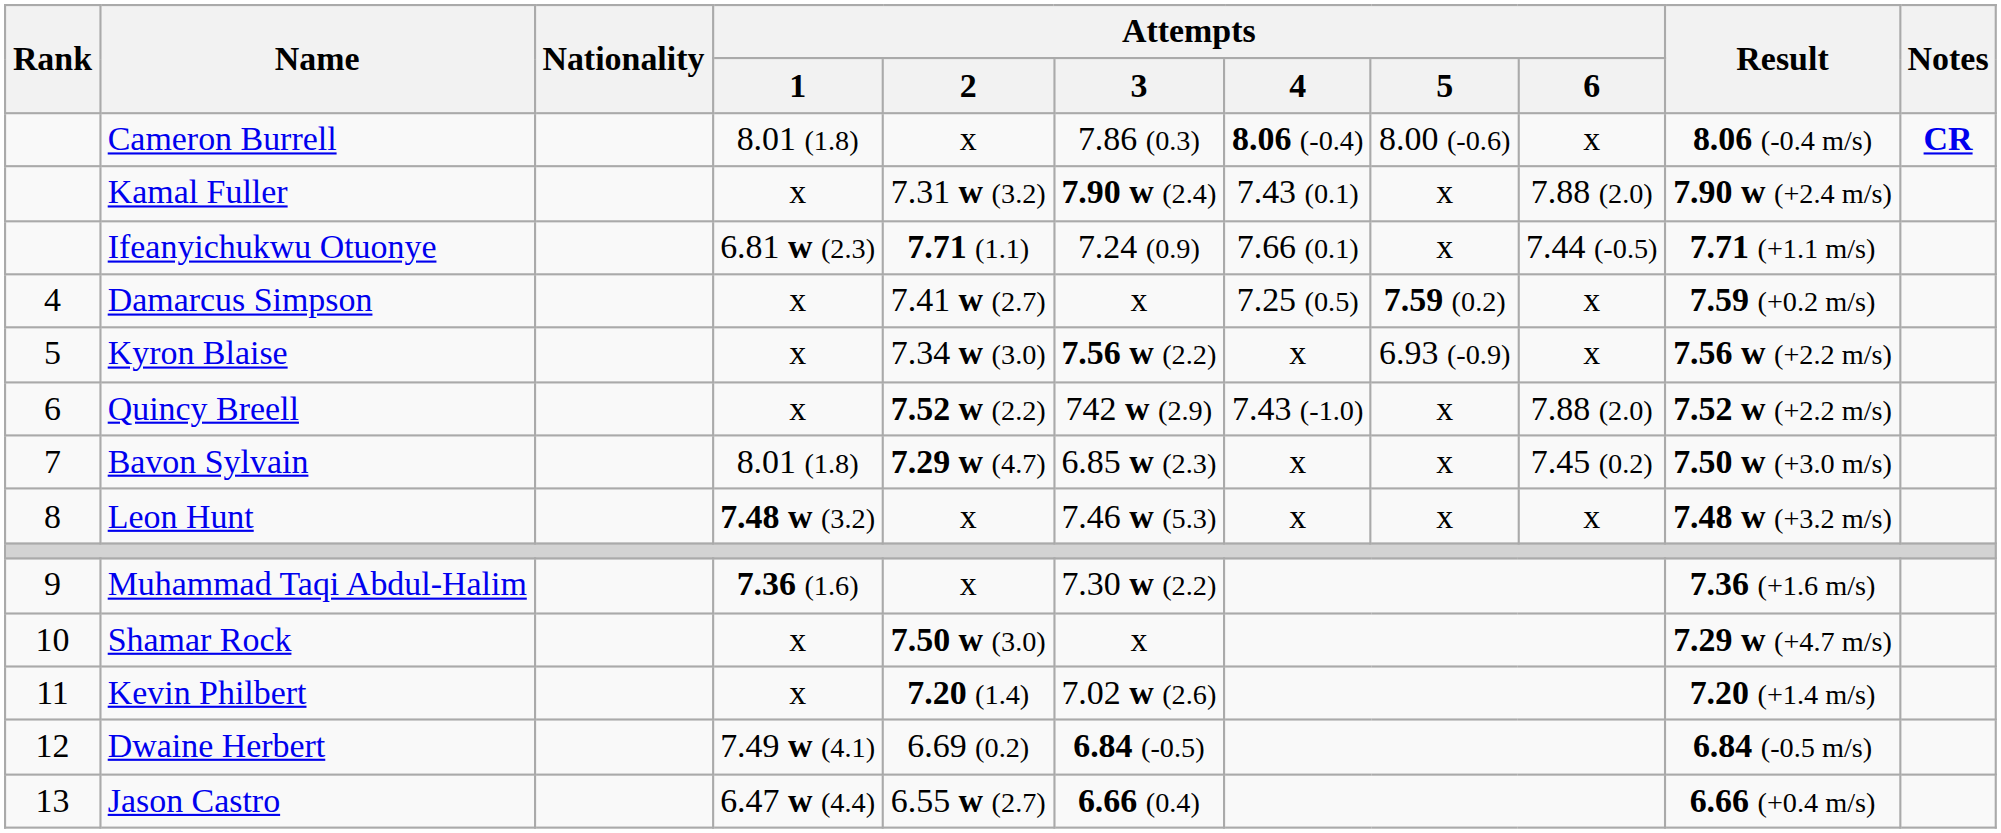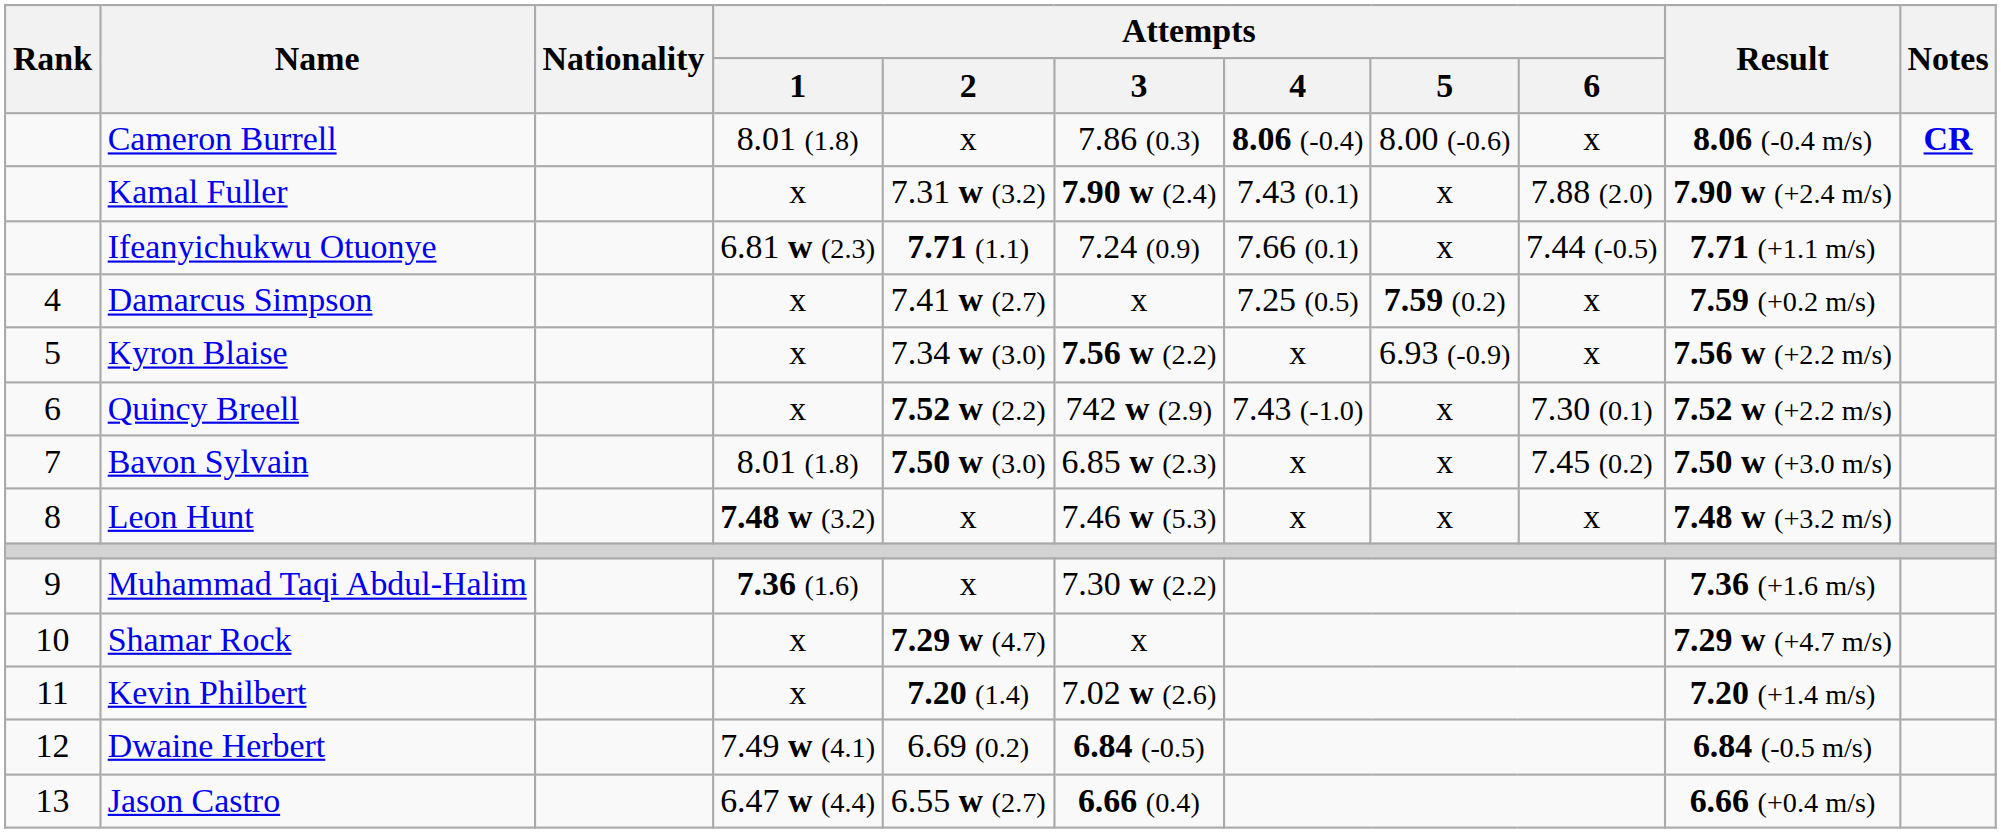(1592, 407) 7.88 (2.0) -> (1592, 407) 7.30 (0.1)
(968, 461) 7.29 w (4.7) -> (968, 461) 7.50 w (3.0)
(968, 638) 7.50 w (3.0) -> (968, 638) 7.29 w (4.7)
